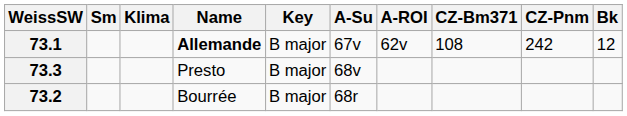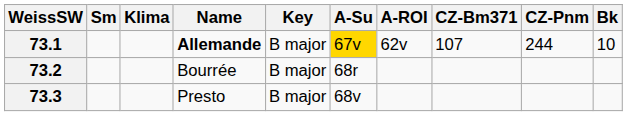(347, 44) no background -> (347, 44) gold background
(449, 44) 108 -> (449, 44) 107
(539, 44) 242 -> (539, 44) 244
(606, 44) 12 -> (606, 44) 10
rows swapped: (46, 96) <-> (46, 70)
